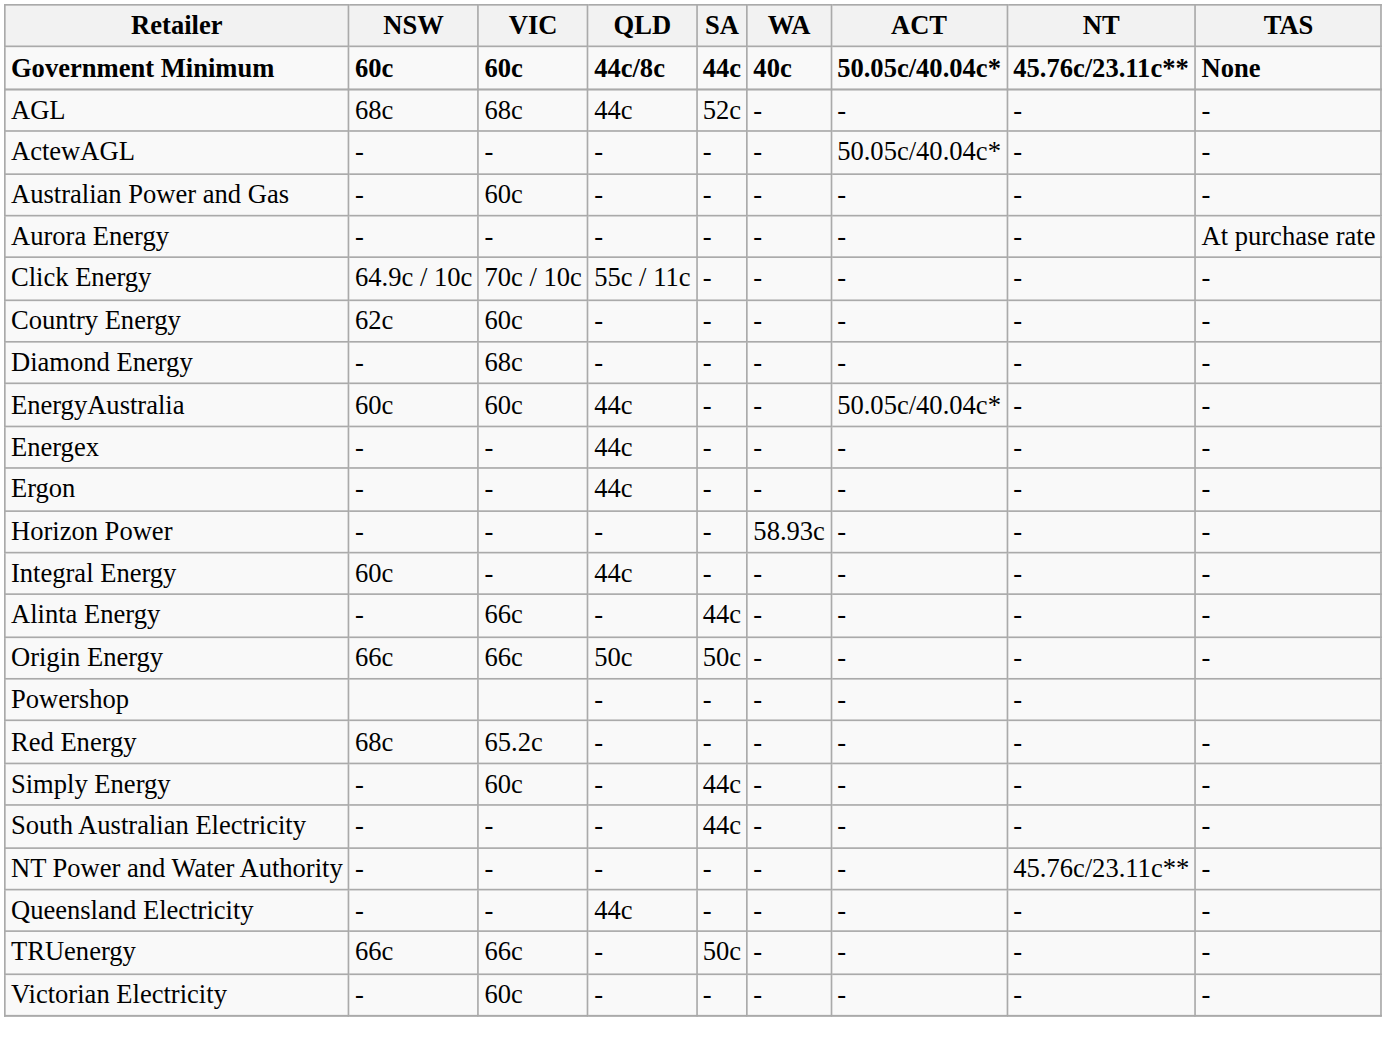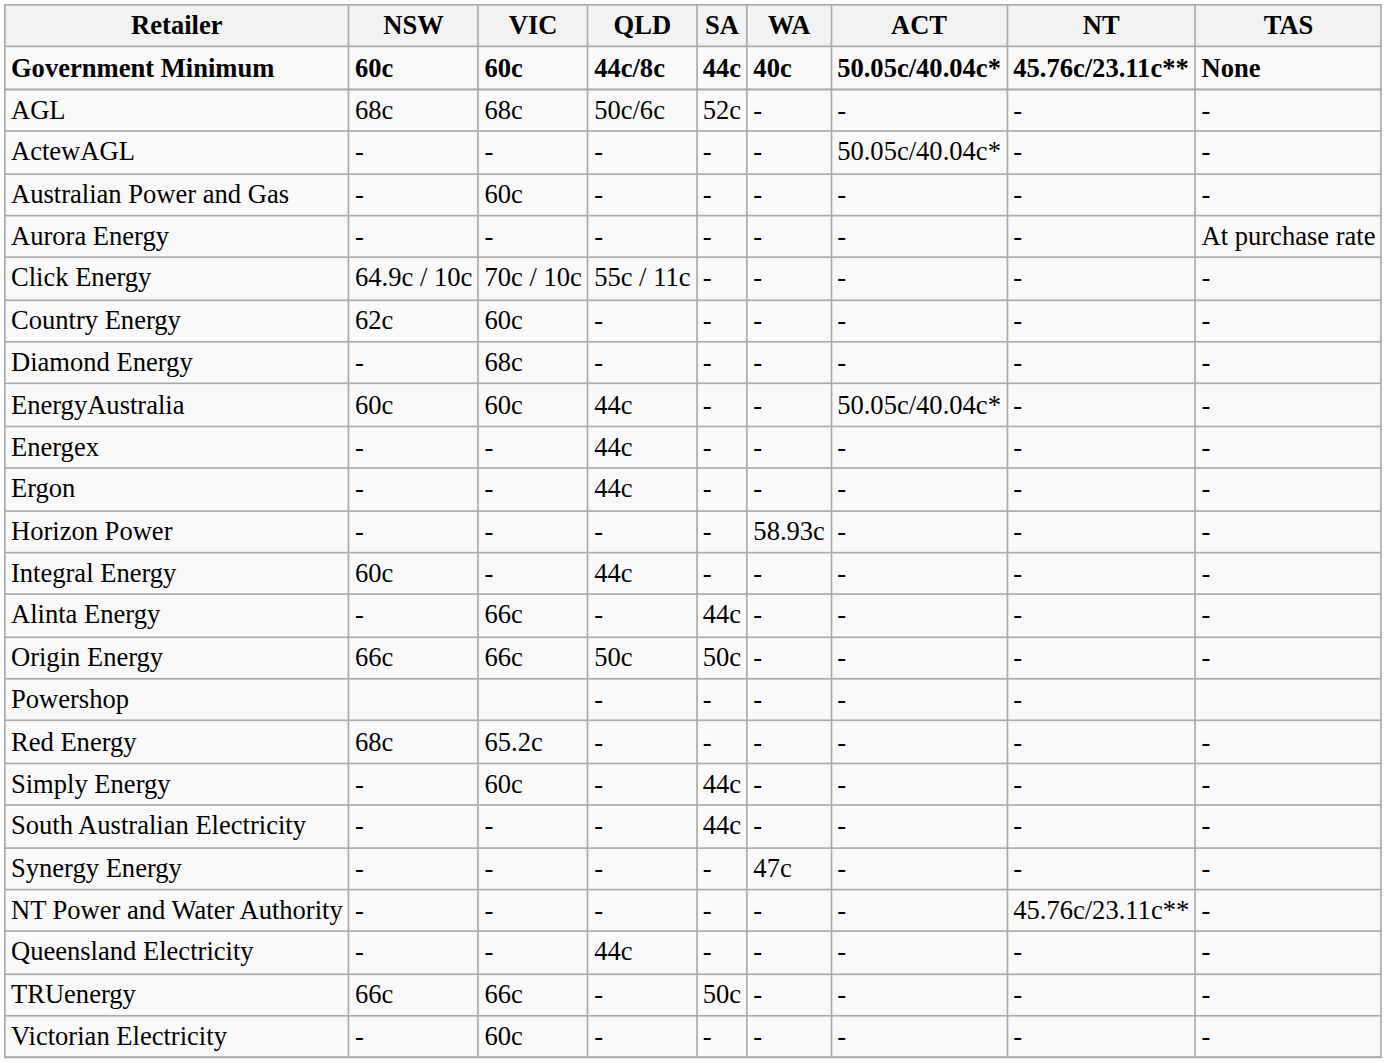(613, 109) 44c -> (630, 109) 50c/6c
+ row: (96, 868)
